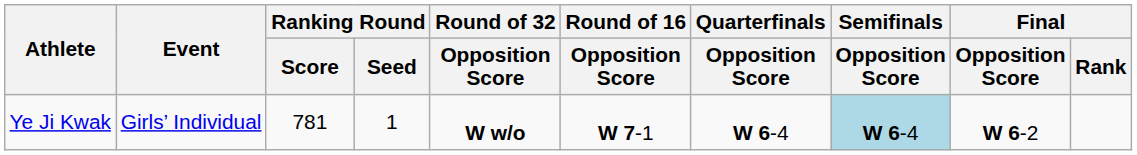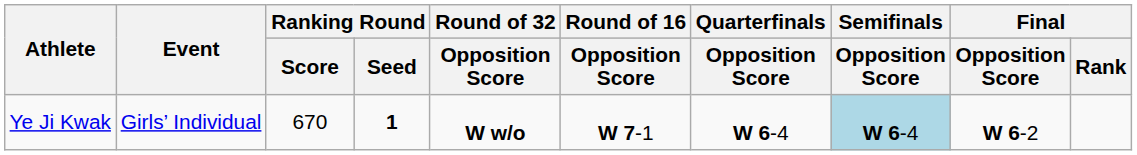(310, 122) 781 -> (310, 122) 670
(392, 122) normal -> (392, 122) bold
